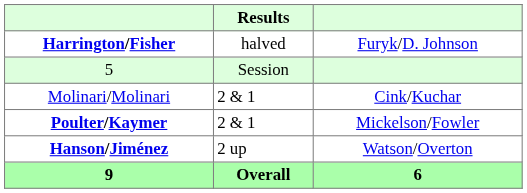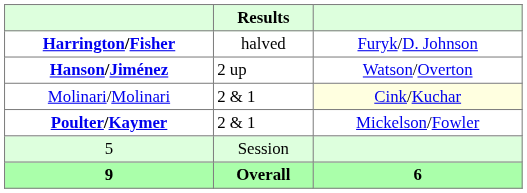rows swapped: (109, 148) <-> (109, 70)
(418, 96) no background -> (418, 96) lightyellow background
